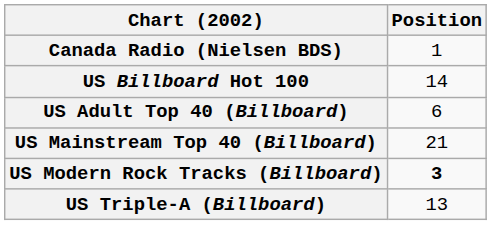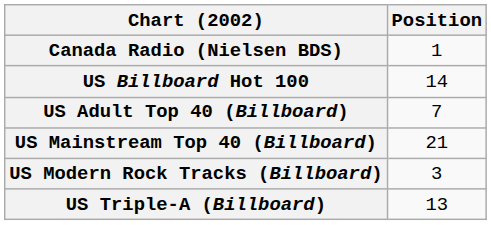(437, 112) 6 -> (437, 112) 7
(437, 174) bold -> (437, 174) normal
